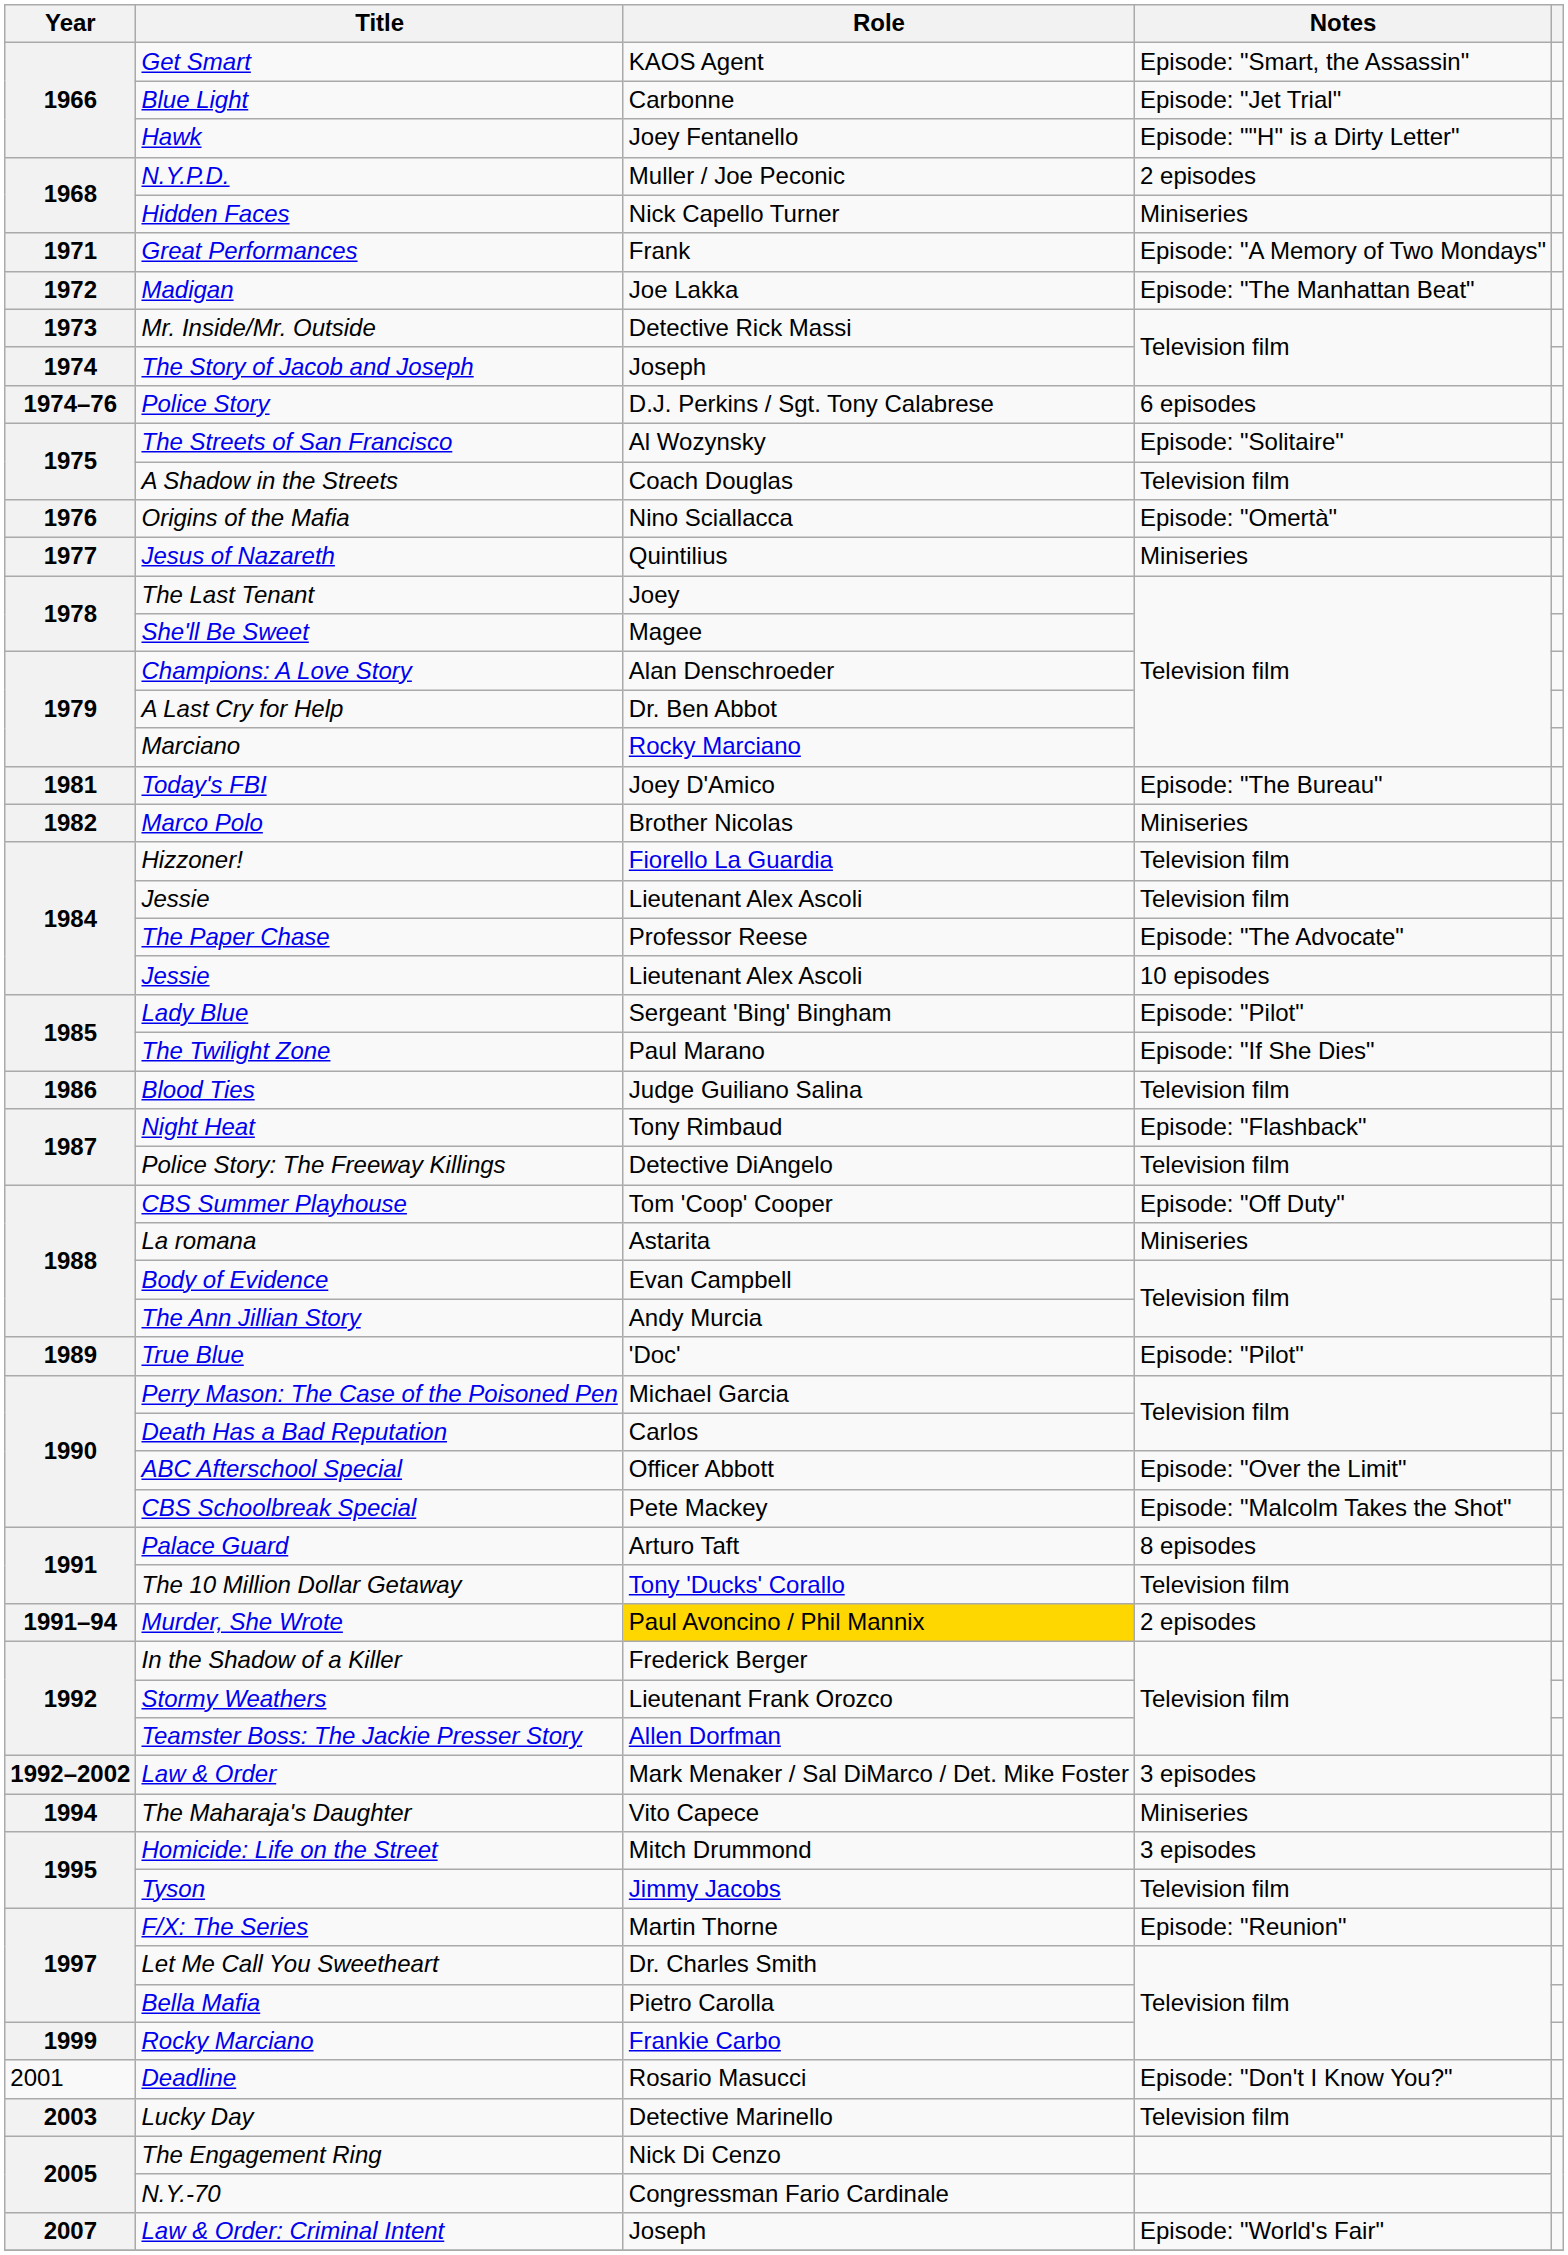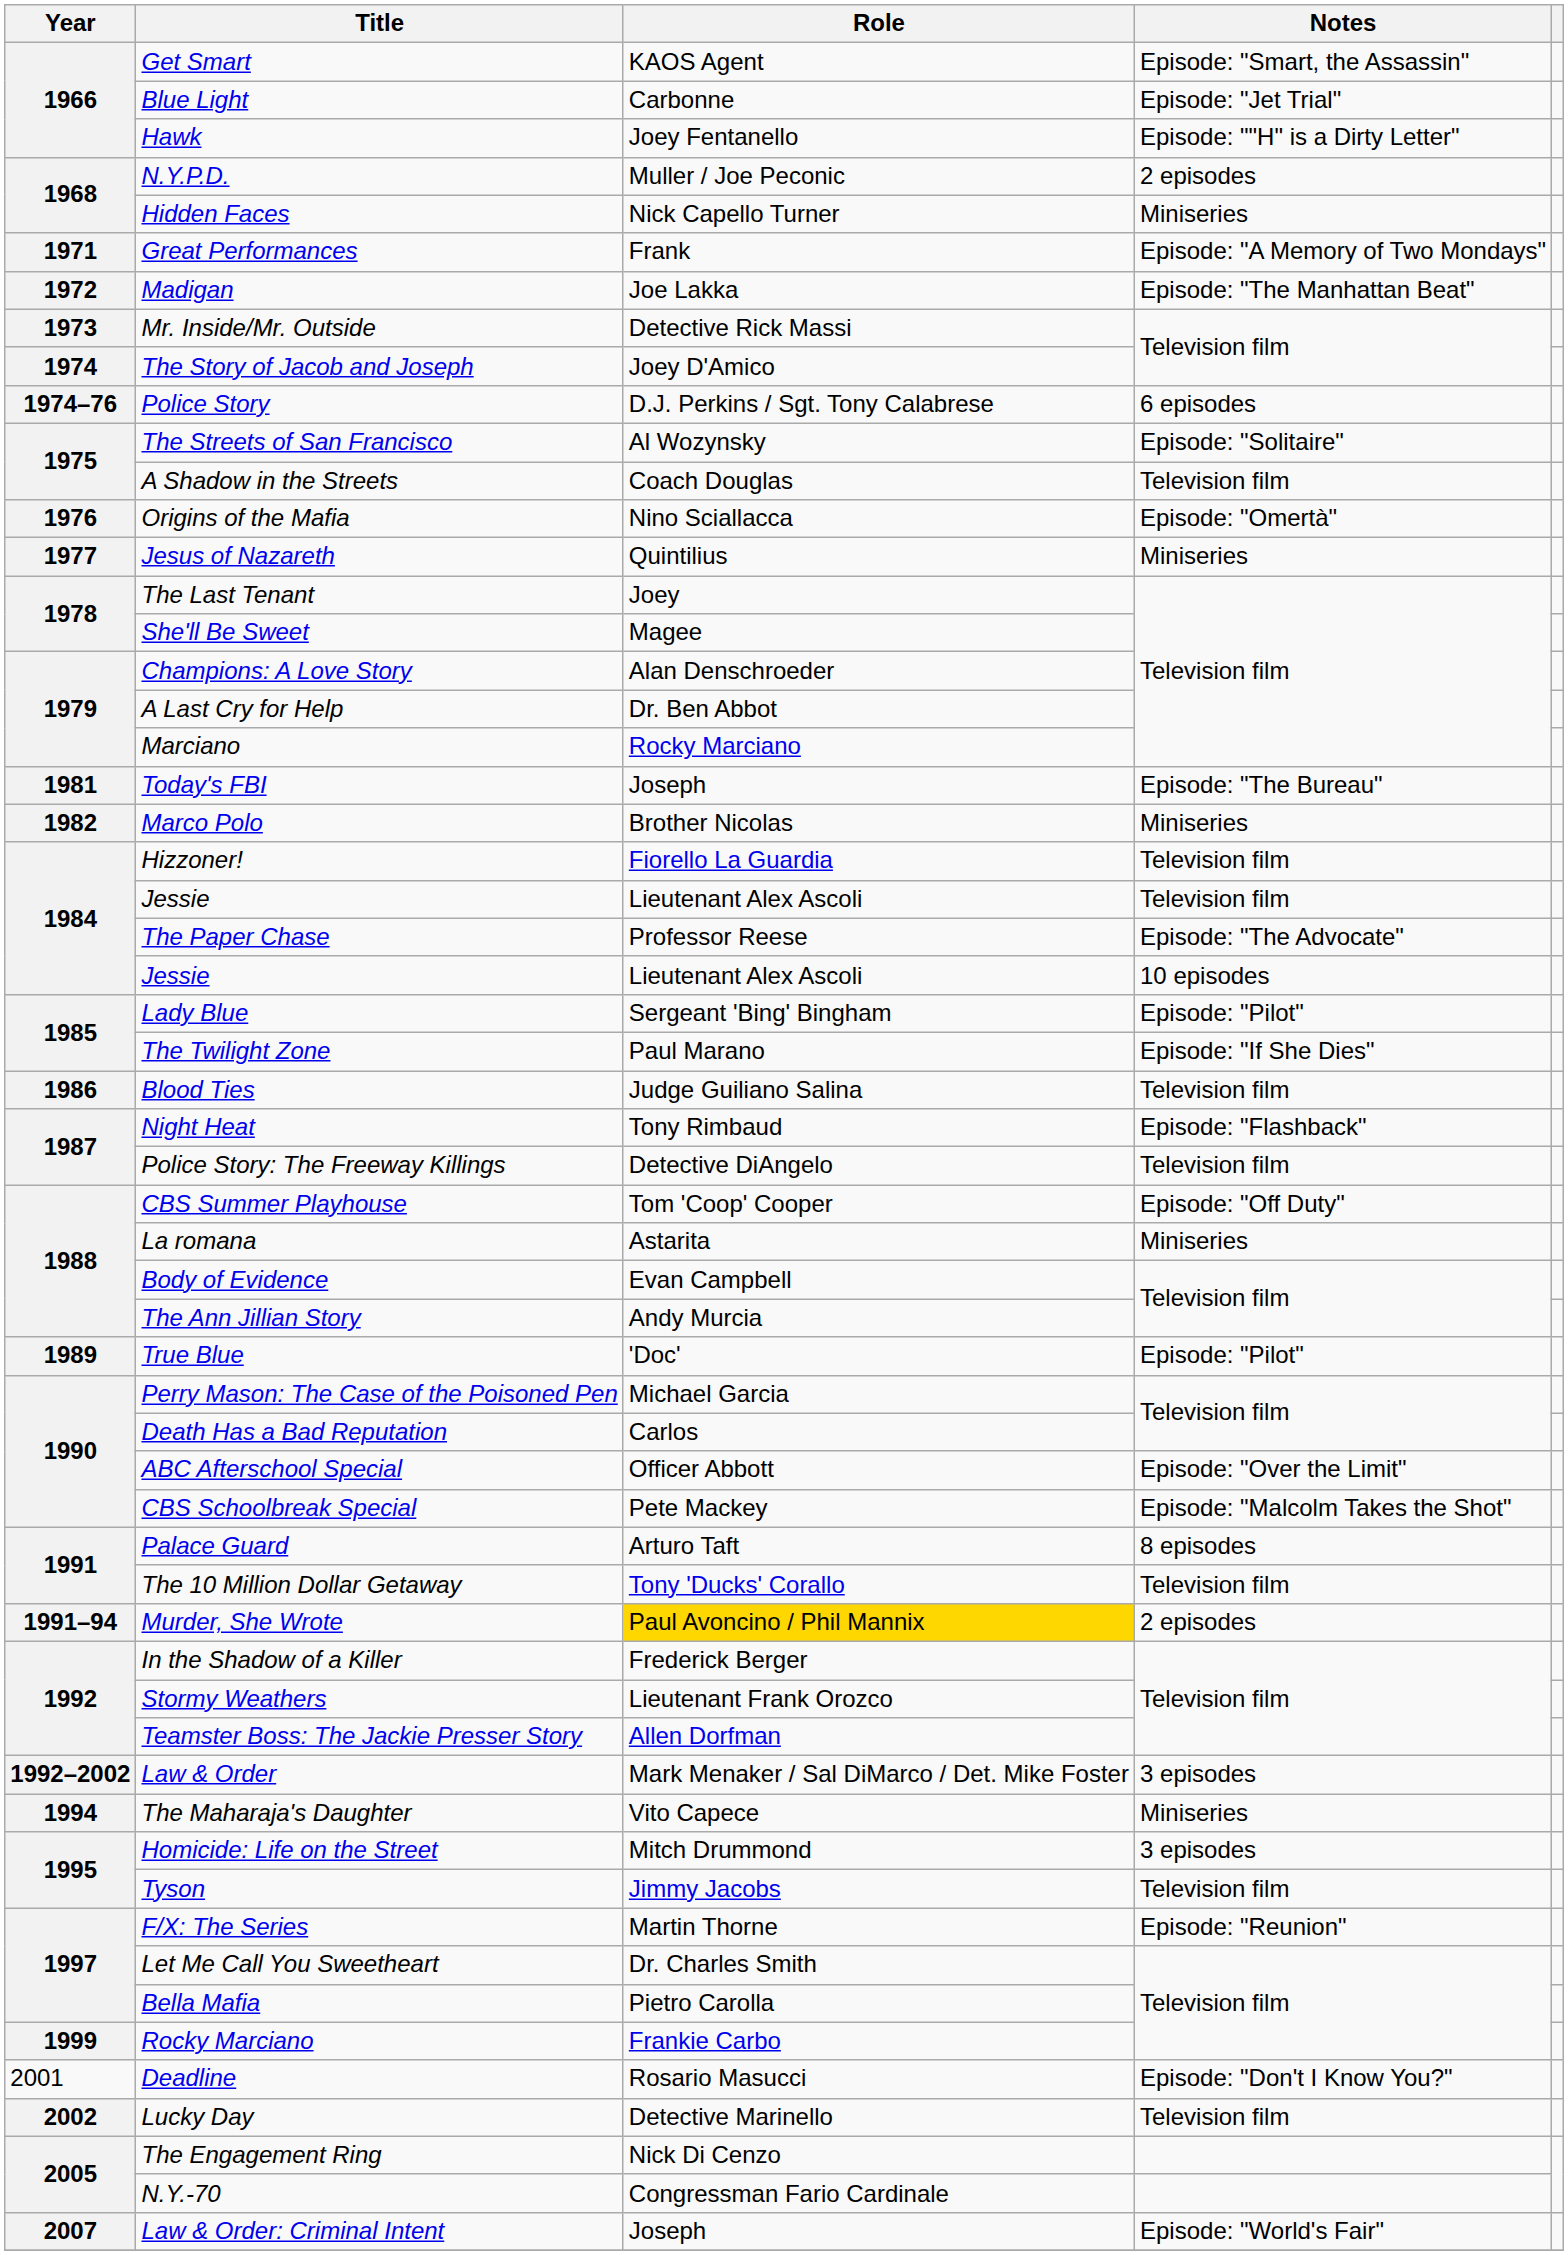(668, 366) Joseph -> (702, 366) Joey D'Amico
(702, 784) Joey D'Amico -> (668, 784) Joseph
(70, 2116) 2003 -> (70, 2116) 2002
